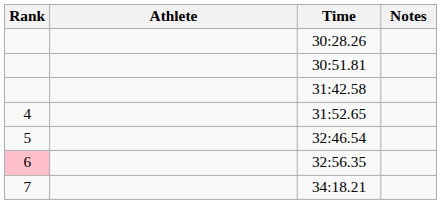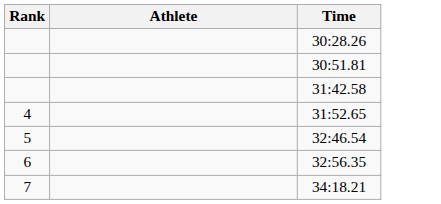- column: (408, 16)
(27, 162) pink background -> (27, 162) no background
